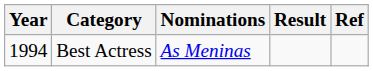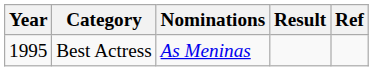(28, 50) 1994 -> (28, 50) 1995
